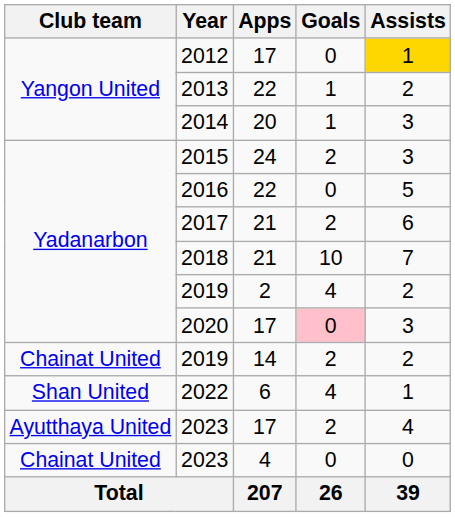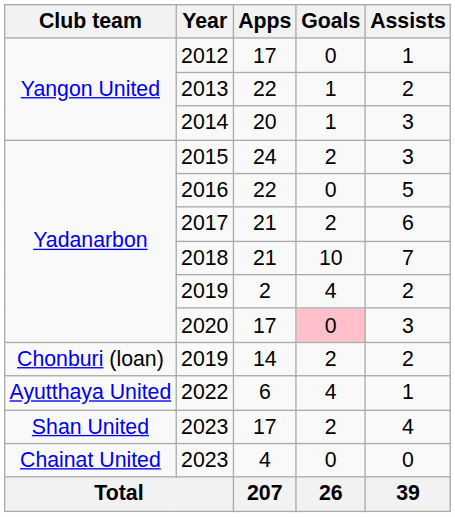(408, 55) gold background -> (408, 55) no background
(90, 358) Chainat United -> (90, 358) Chonburi (loan)
(90, 392) Shan United -> (90, 392) Ayutthaya United
(90, 426) Ayutthaya United -> (90, 426) Shan United
